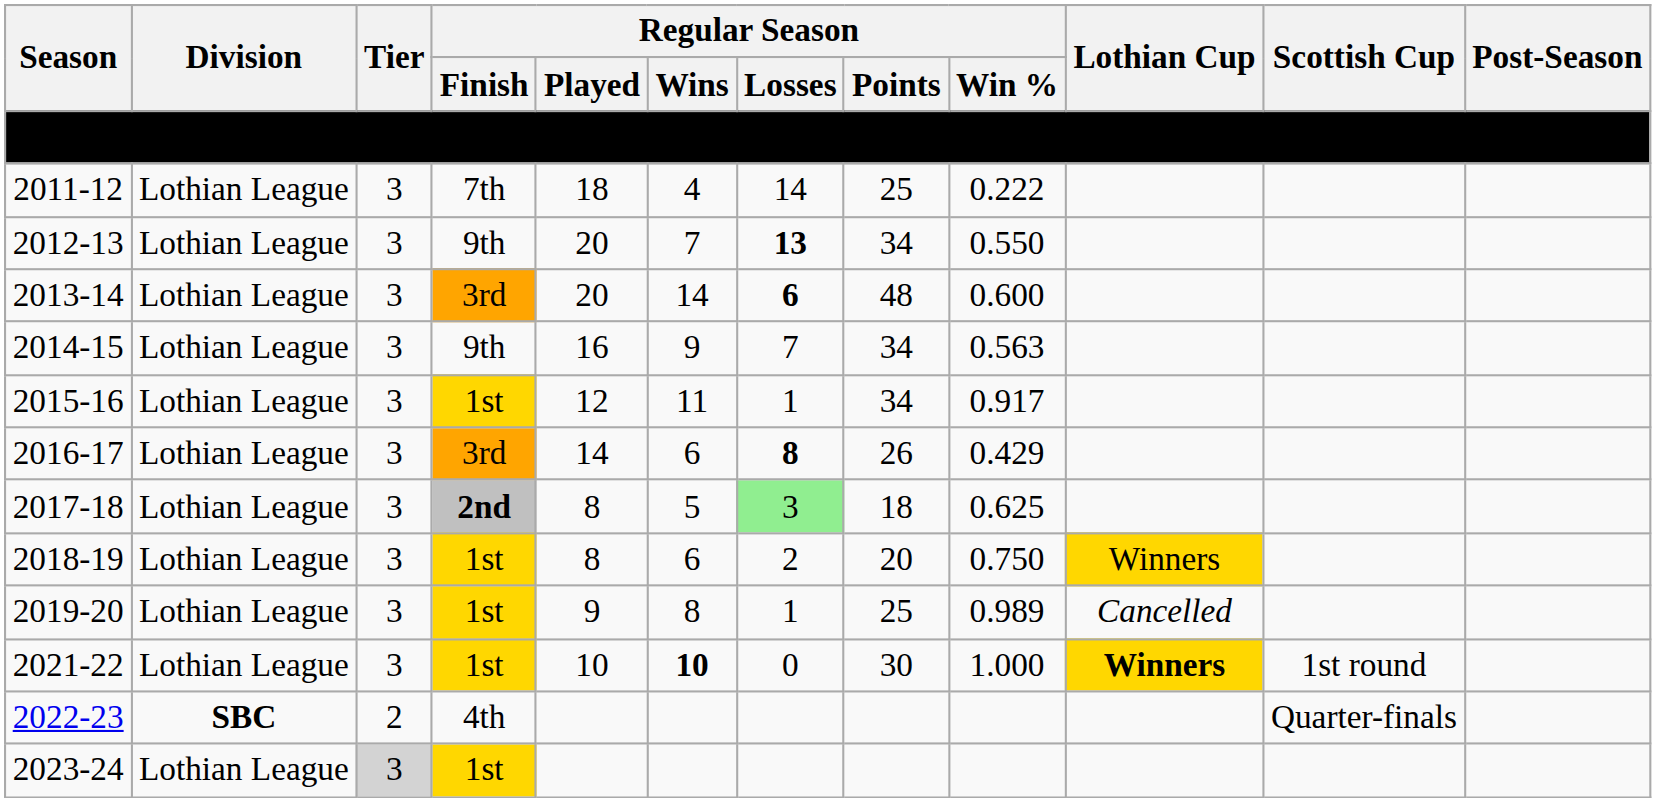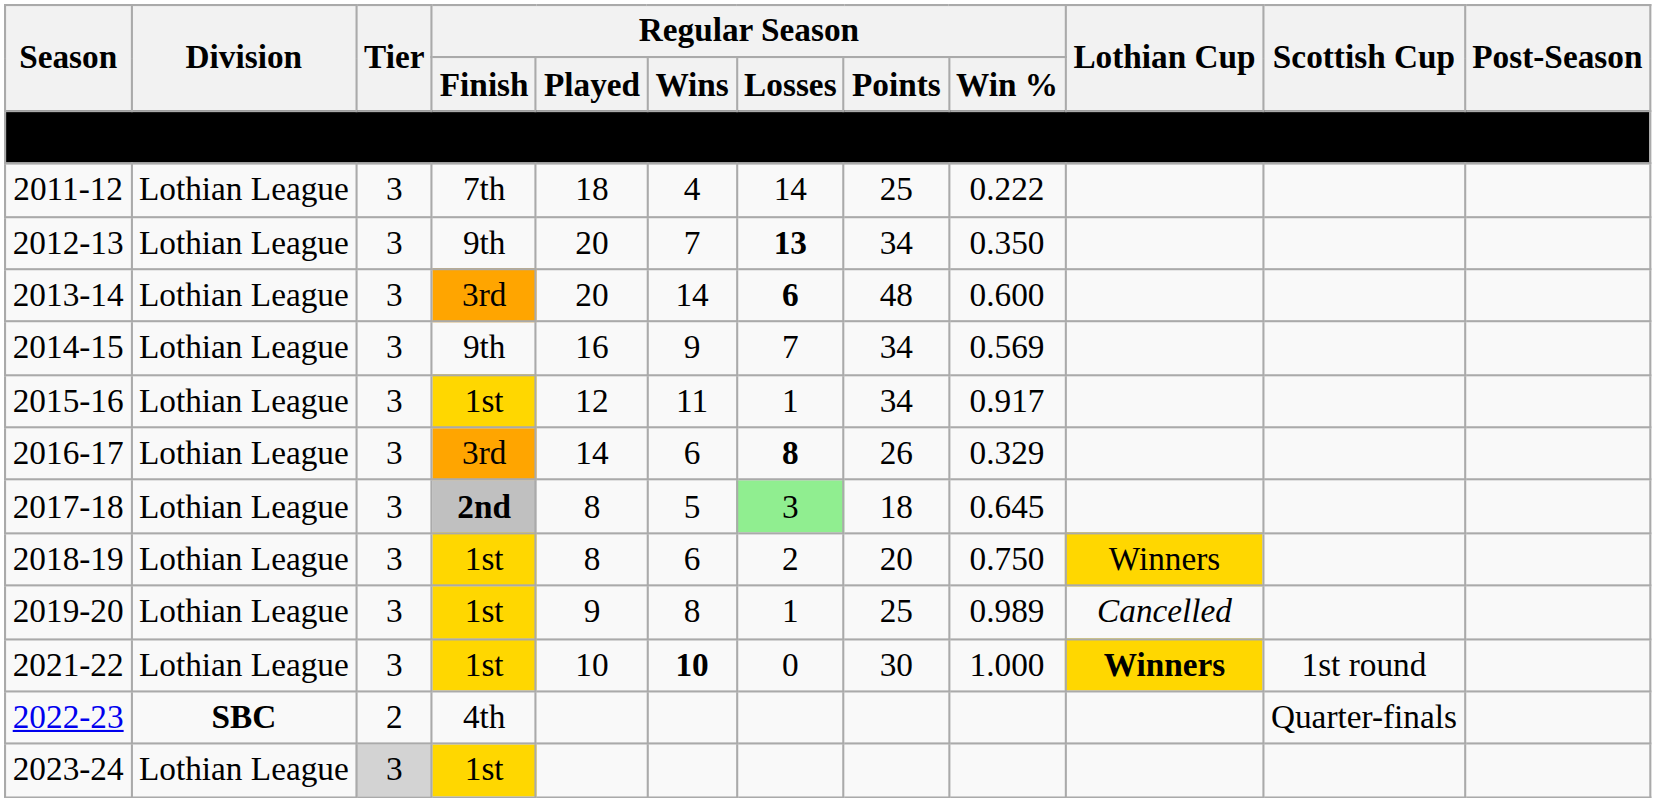(1007, 242) 0.550 -> (1007, 242) 0.350
(1007, 347) 0.563 -> (1007, 347) 0.569
(1007, 453) 0.429 -> (1007, 453) 0.329
(1007, 505) 0.625 -> (1007, 505) 0.645
